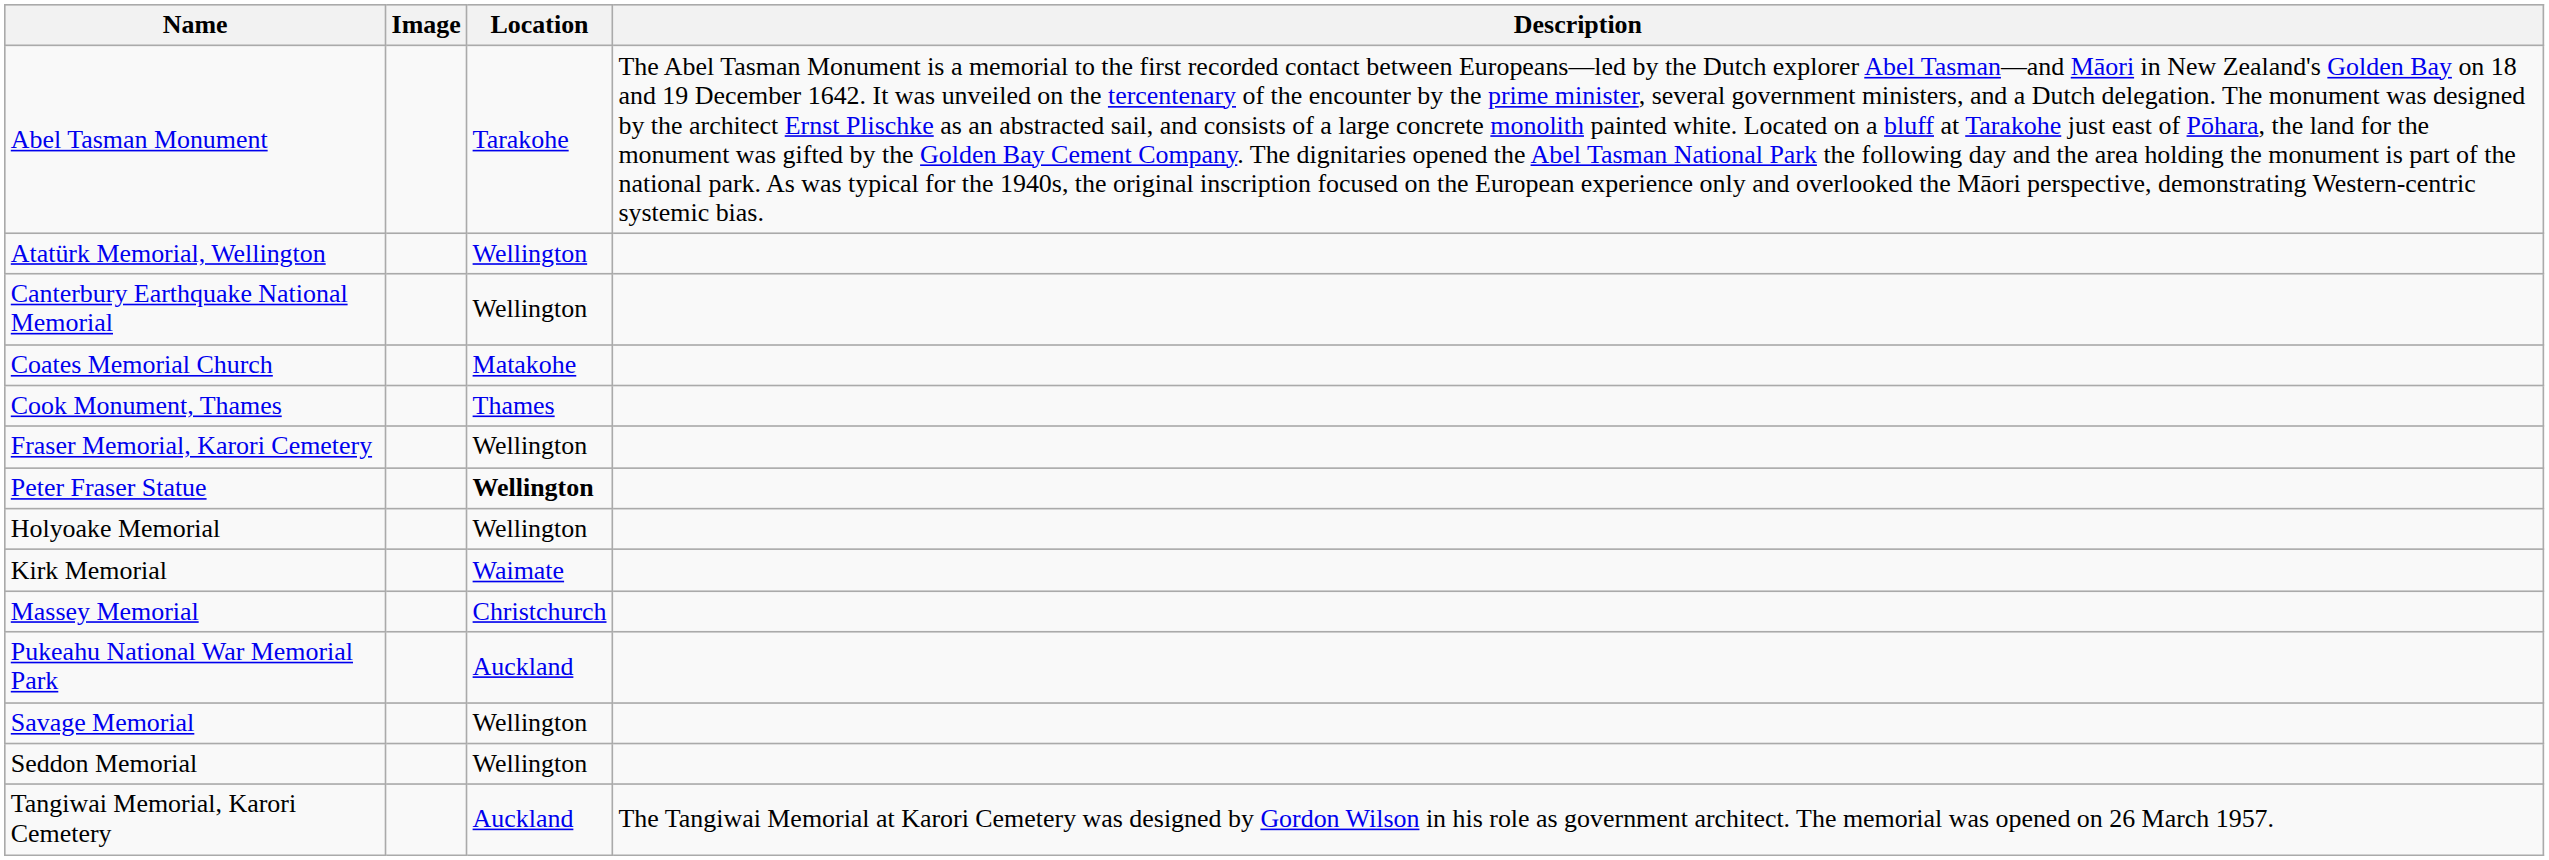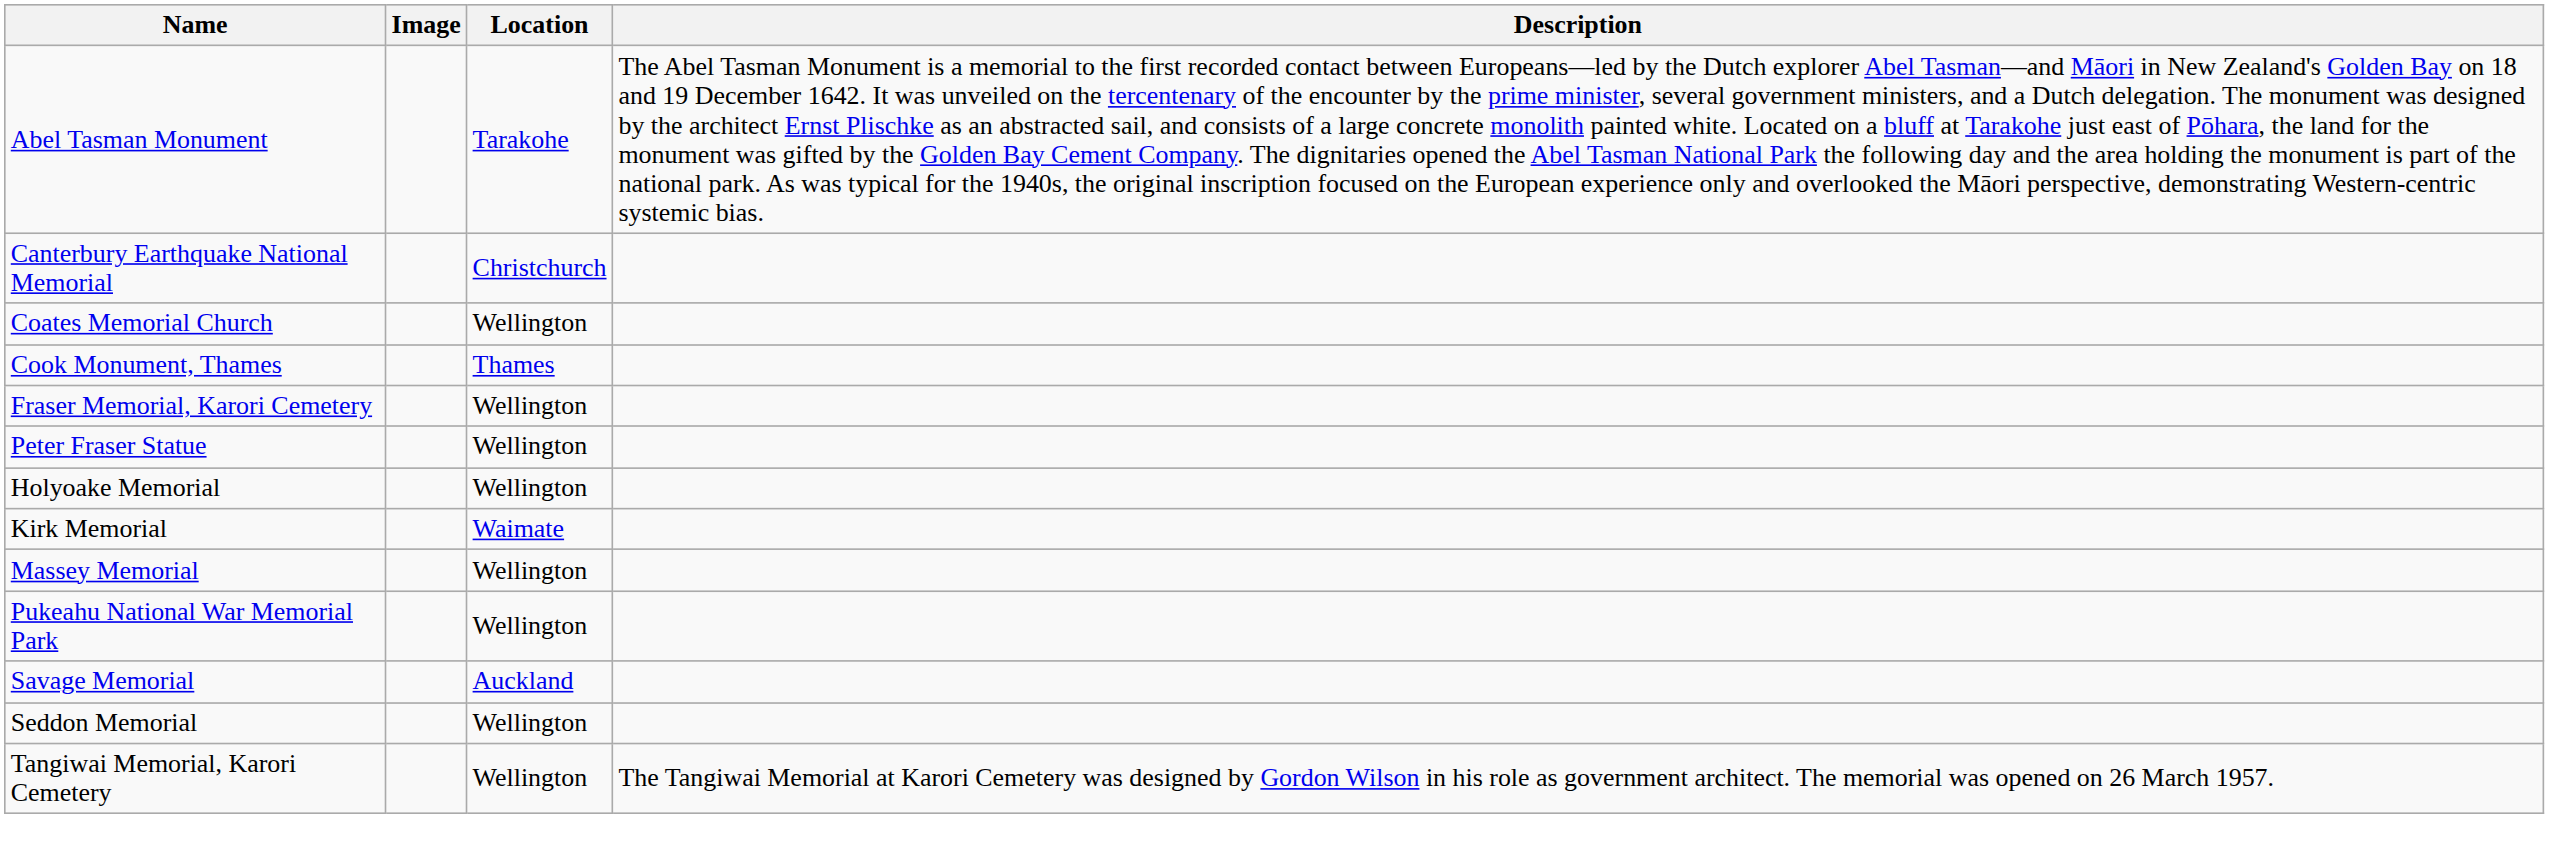- row: (168, 253)
(530, 308) Wellington -> (540, 267) Christchurch
(524, 364) Matakohe -> (530, 323) Wellington
(533, 487) bold -> (530, 446) normal
(540, 611) Christchurch -> (530, 569) Wellington
(523, 666) Auckland -> (530, 625) Wellington
(530, 722) Wellington -> (523, 681) Auckland
(523, 819) Auckland -> (530, 778) Wellington
